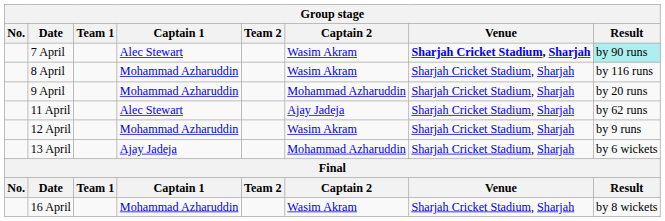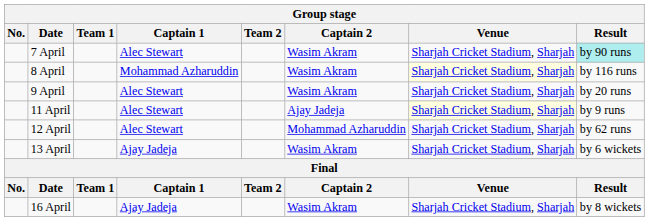(501, 52) bold -> (493, 52) normal
(493, 71) no background -> (493, 71) lightyellow background
(179, 91) Mohammad Azharuddin -> (151, 91) Alec Stewart
(347, 91) Mohammad Azharuddin -> (322, 91) Wasim Akram
(493, 110) no background -> (493, 110) lightyellow background
(622, 110) by 62 runs -> (602, 110) by 9 runs
(179, 129) Mohammad Azharuddin -> (151, 129) Alec Stewart
(322, 129) Wasim Akram -> (347, 129) Mohammad Azharuddin
(619, 129) by 9 runs -> (606, 129) by 62 runs
(347, 149) Mohammad Azharuddin -> (322, 149) Wasim Akram
(179, 206) Mohammad Azharuddin -> (148, 206) Ajay Jadeja
